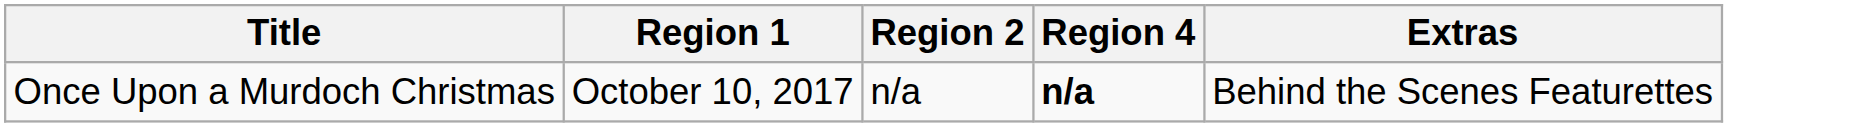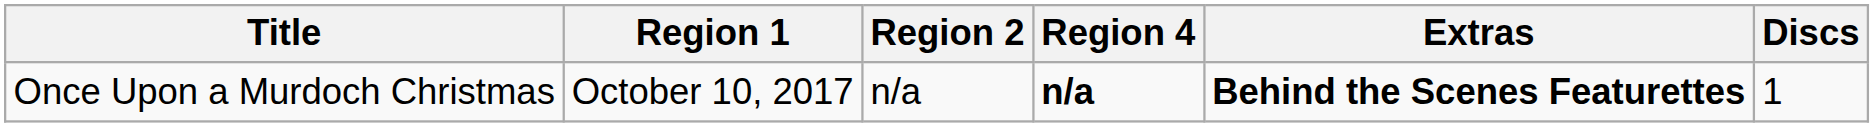+ column: (1811, 33)
(1463, 91) normal -> (1479, 91) bold
